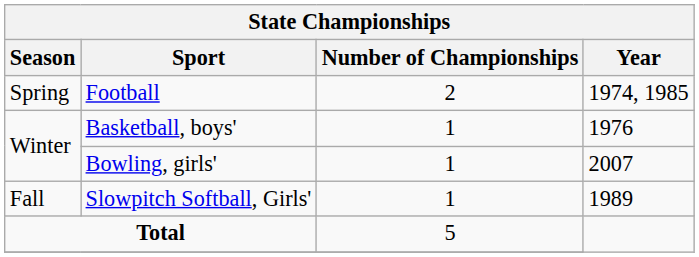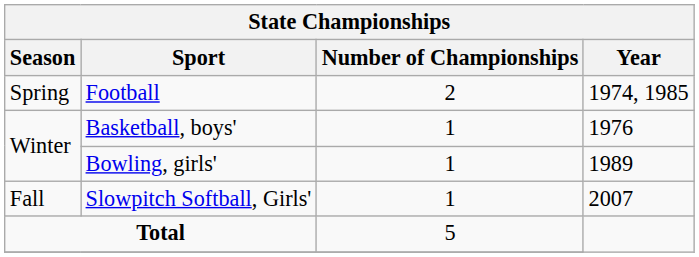(611, 163) 2007 -> (611, 163) 1989
(611, 198) 1989 -> (611, 198) 2007
